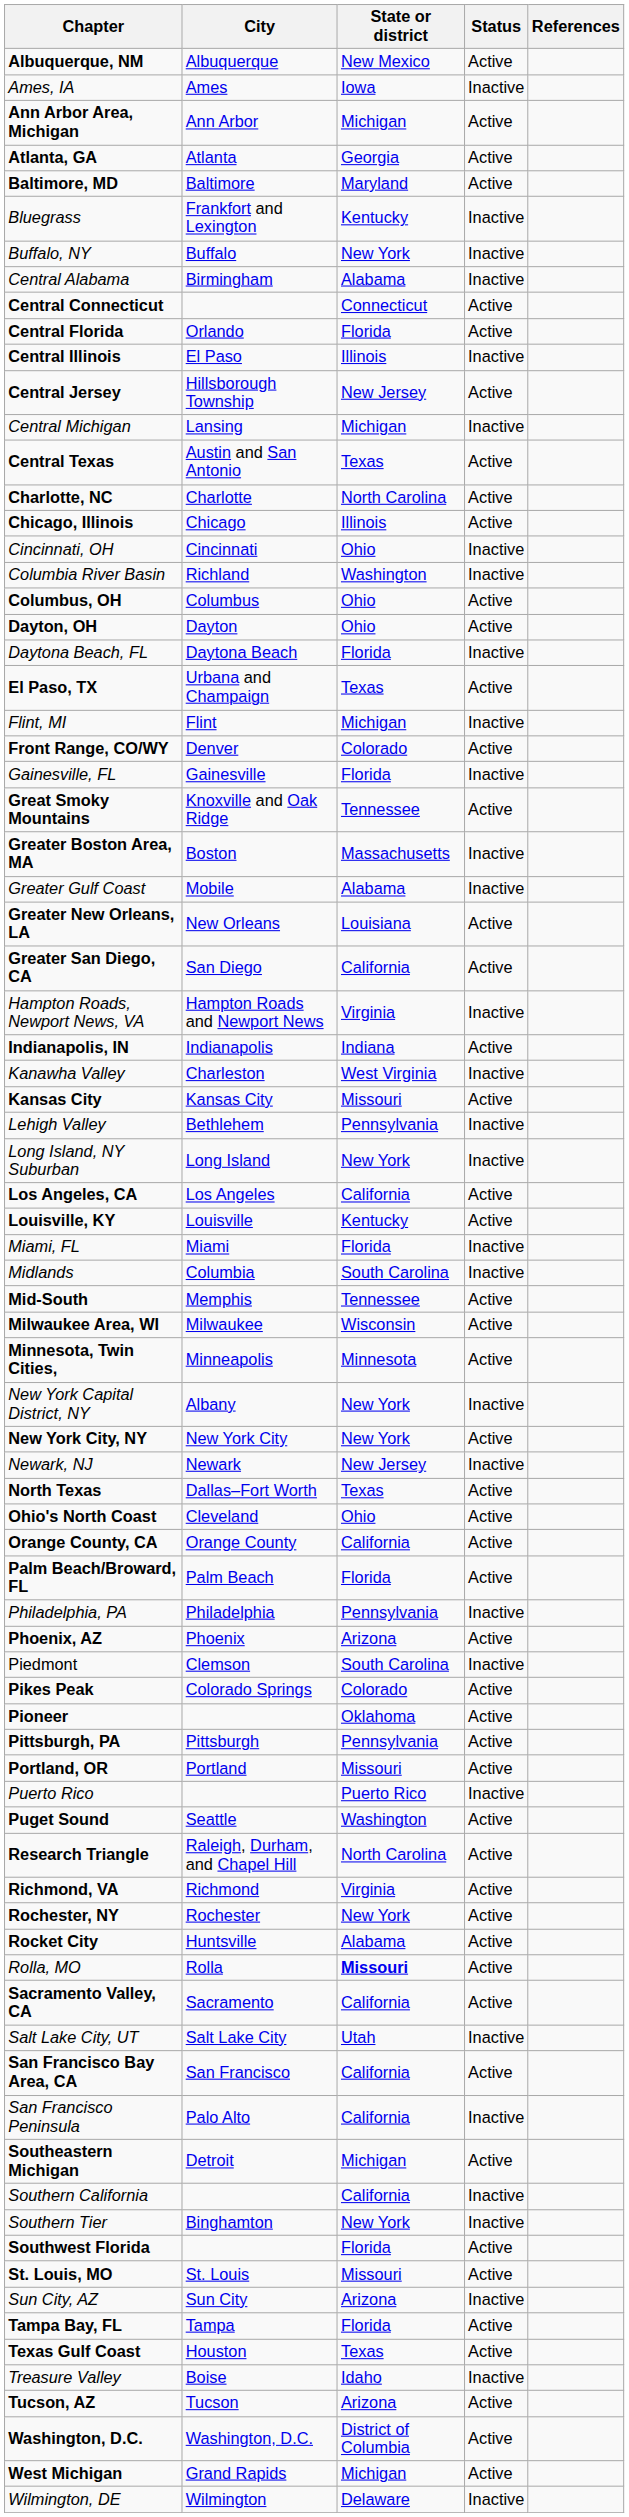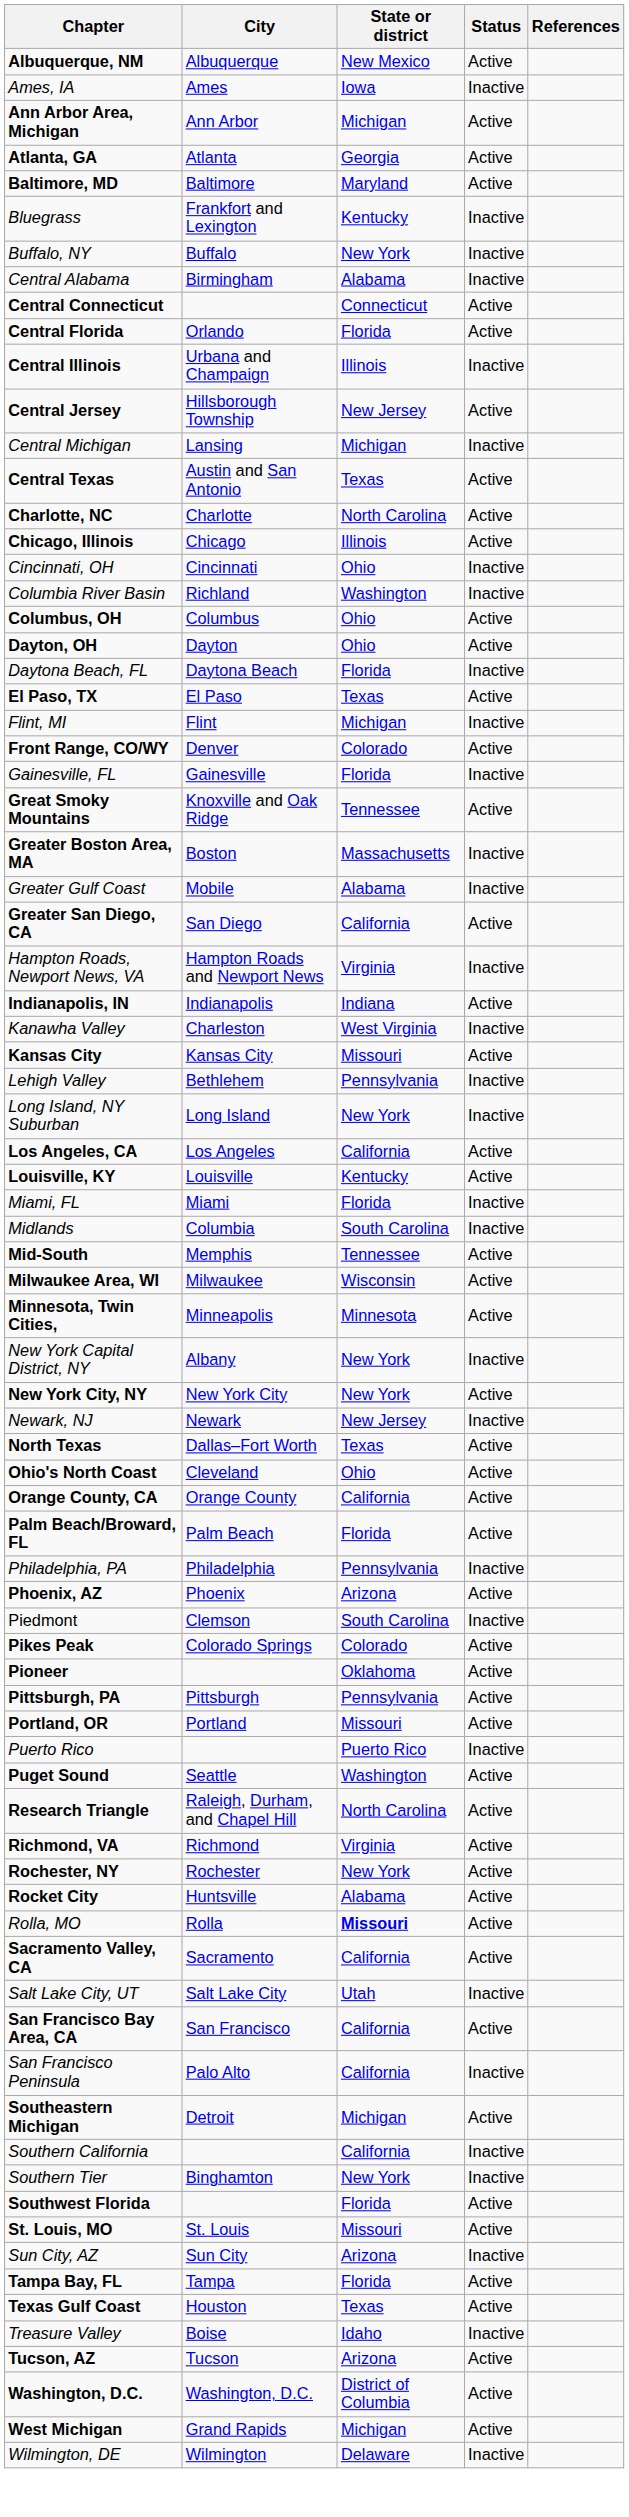(214, 357) El Paso -> (228, 366) Urbana and Champaign
(228, 687) Urbana and Champaign -> (214, 697) El Paso
- row: (91, 924)
